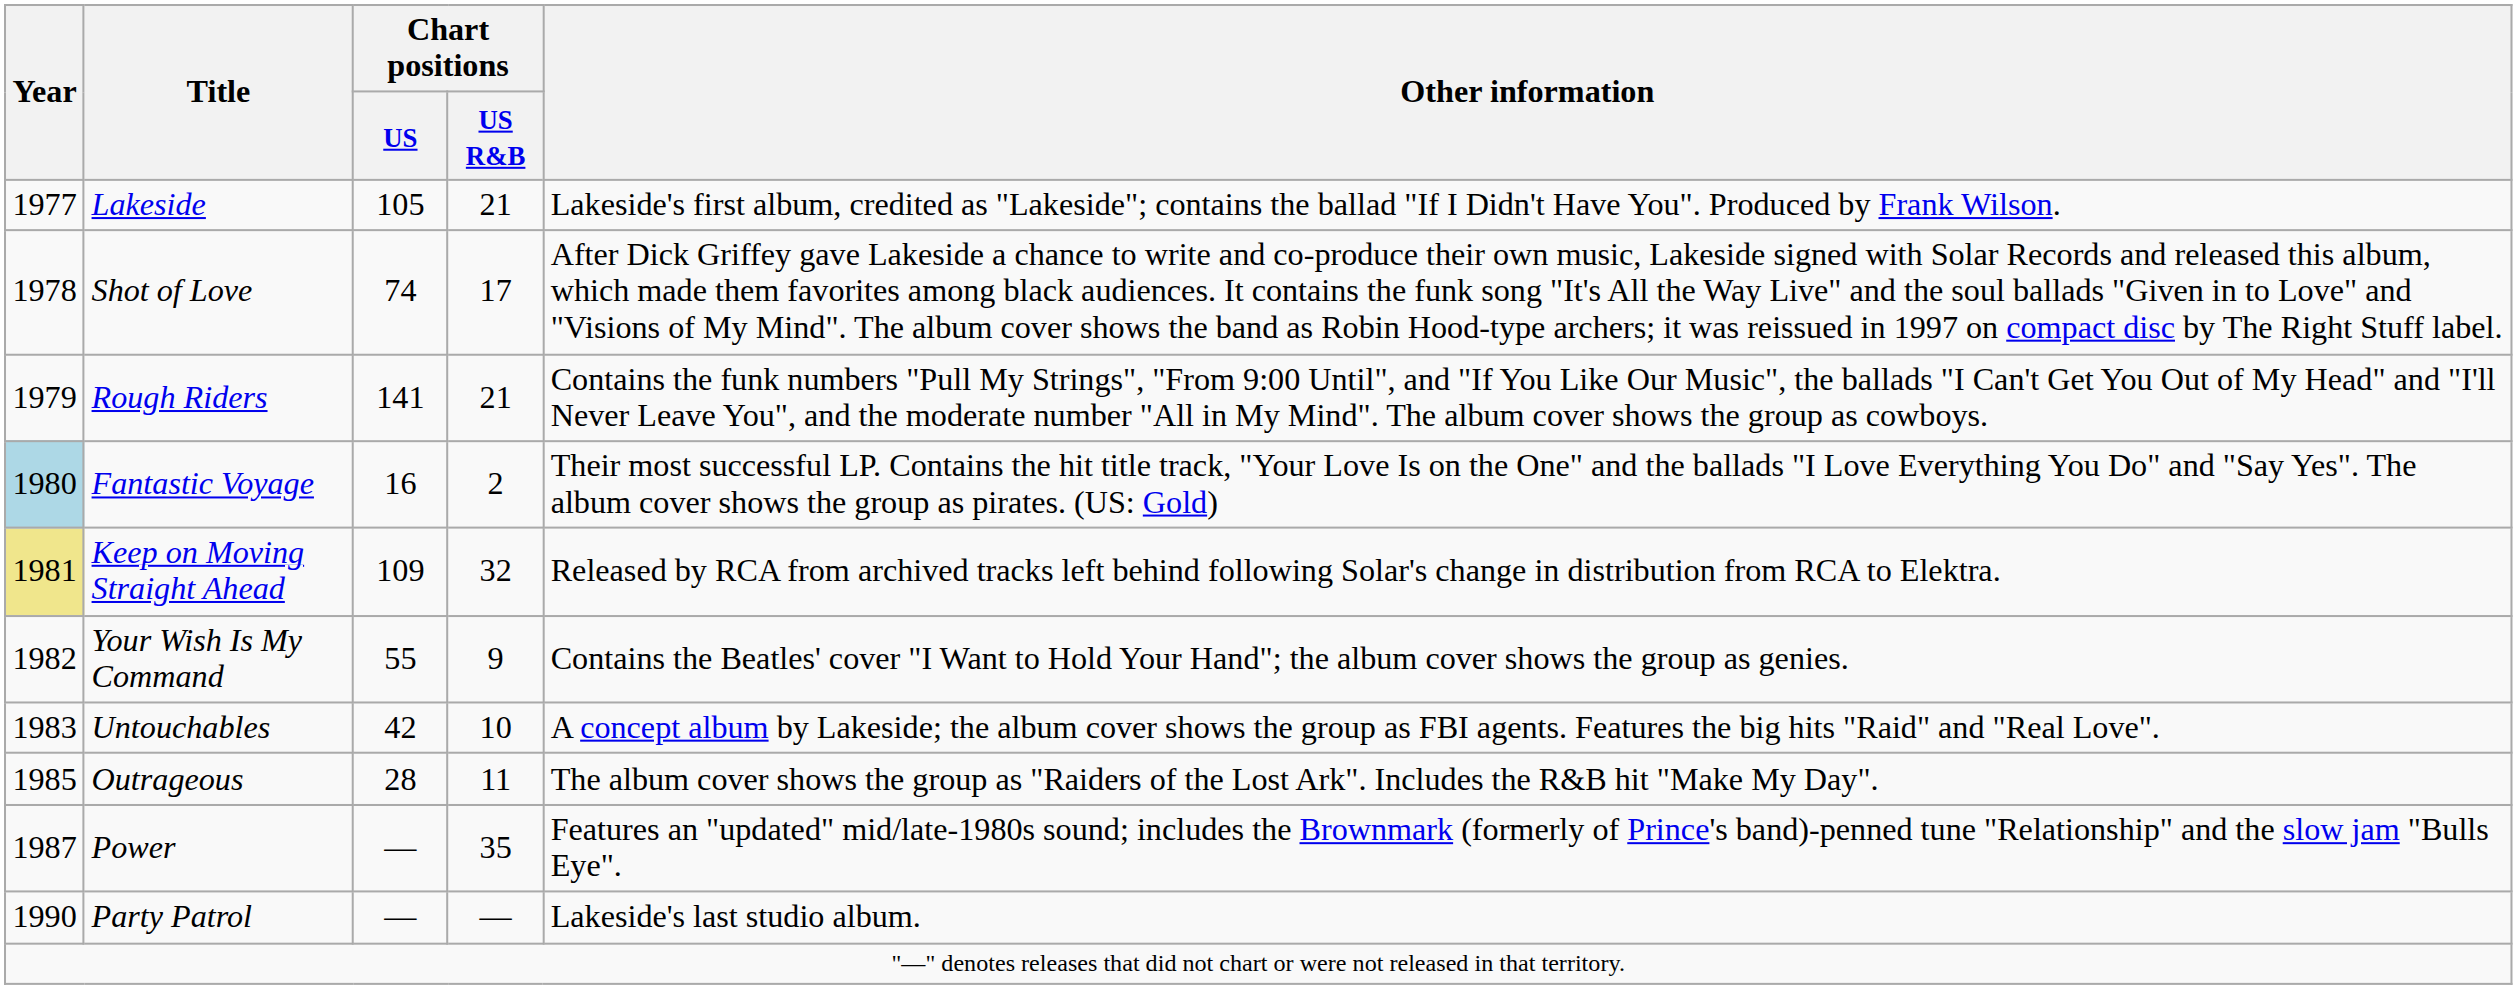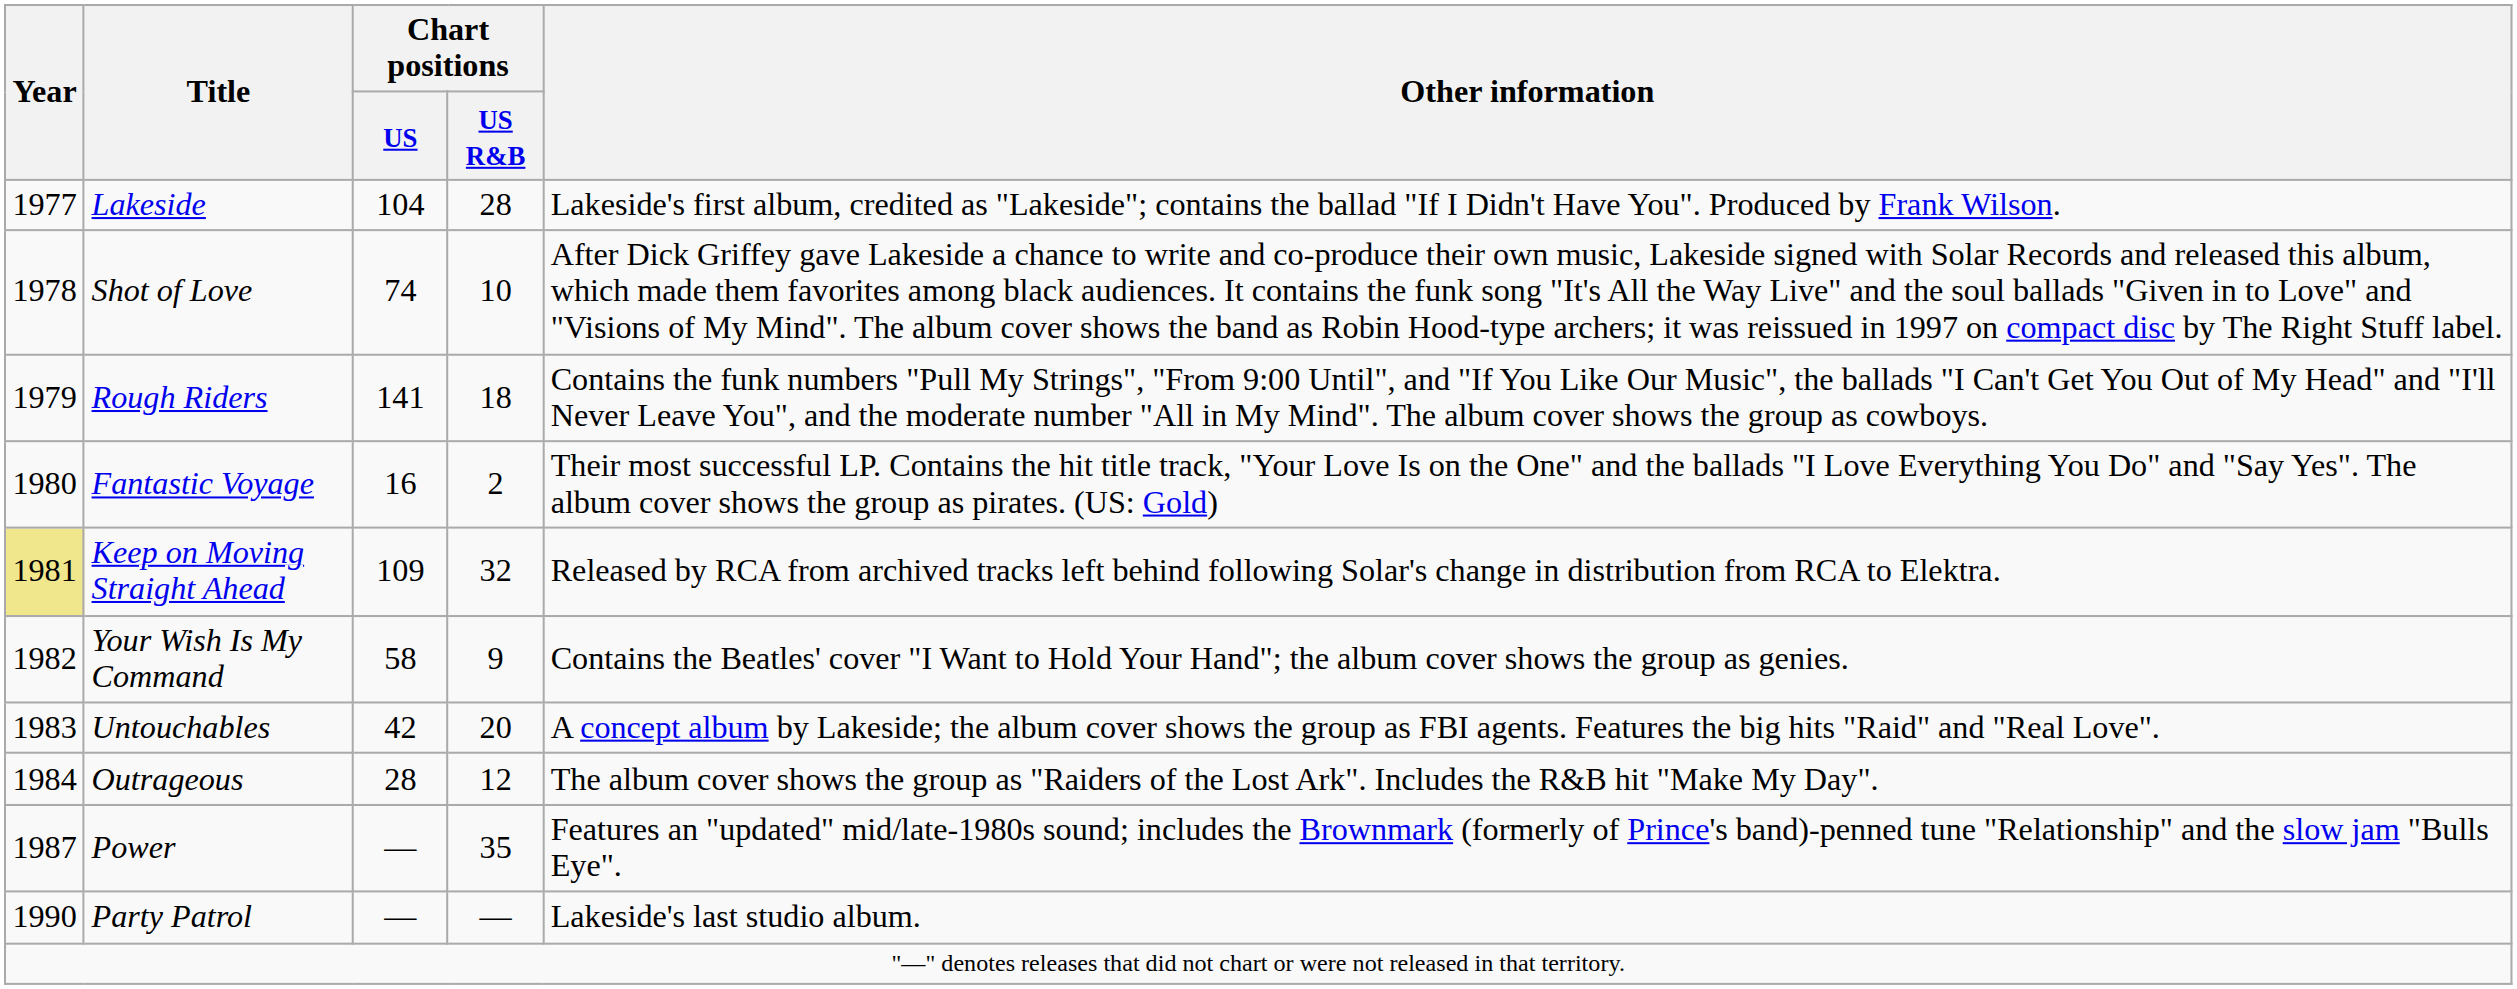(400, 204) 105 -> (400, 204) 104
(496, 204) 21 -> (496, 204) 28
(496, 291) 17 -> (496, 291) 10
(496, 396) 21 -> (496, 396) 18
(45, 484) lightblue background -> (45, 484) no background
(400, 658) 55 -> (400, 658) 58
(496, 727) 10 -> (496, 727) 20
(45, 778) 1985 -> (45, 778) 1984
(496, 778) 11 -> (496, 778) 12
